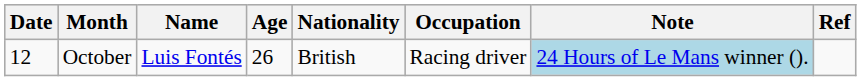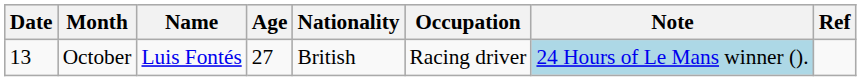(21, 56) 12 -> (21, 56) 13
(262, 56) 26 -> (262, 56) 27
